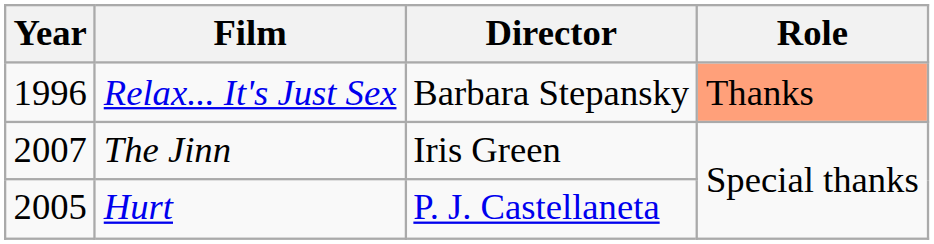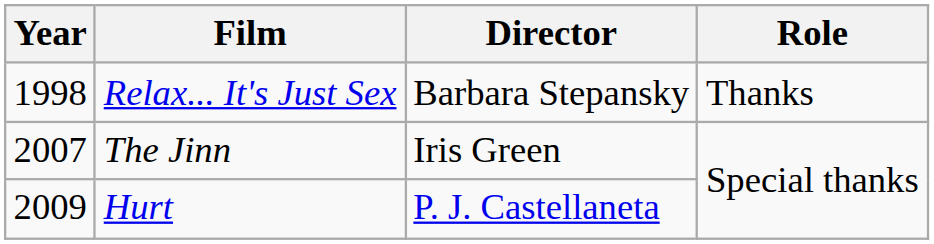(50, 91) 1996 -> (50, 91) 1998
(760, 91) lightsalmon background -> (760, 91) no background
(50, 207) 2005 -> (50, 207) 2009
